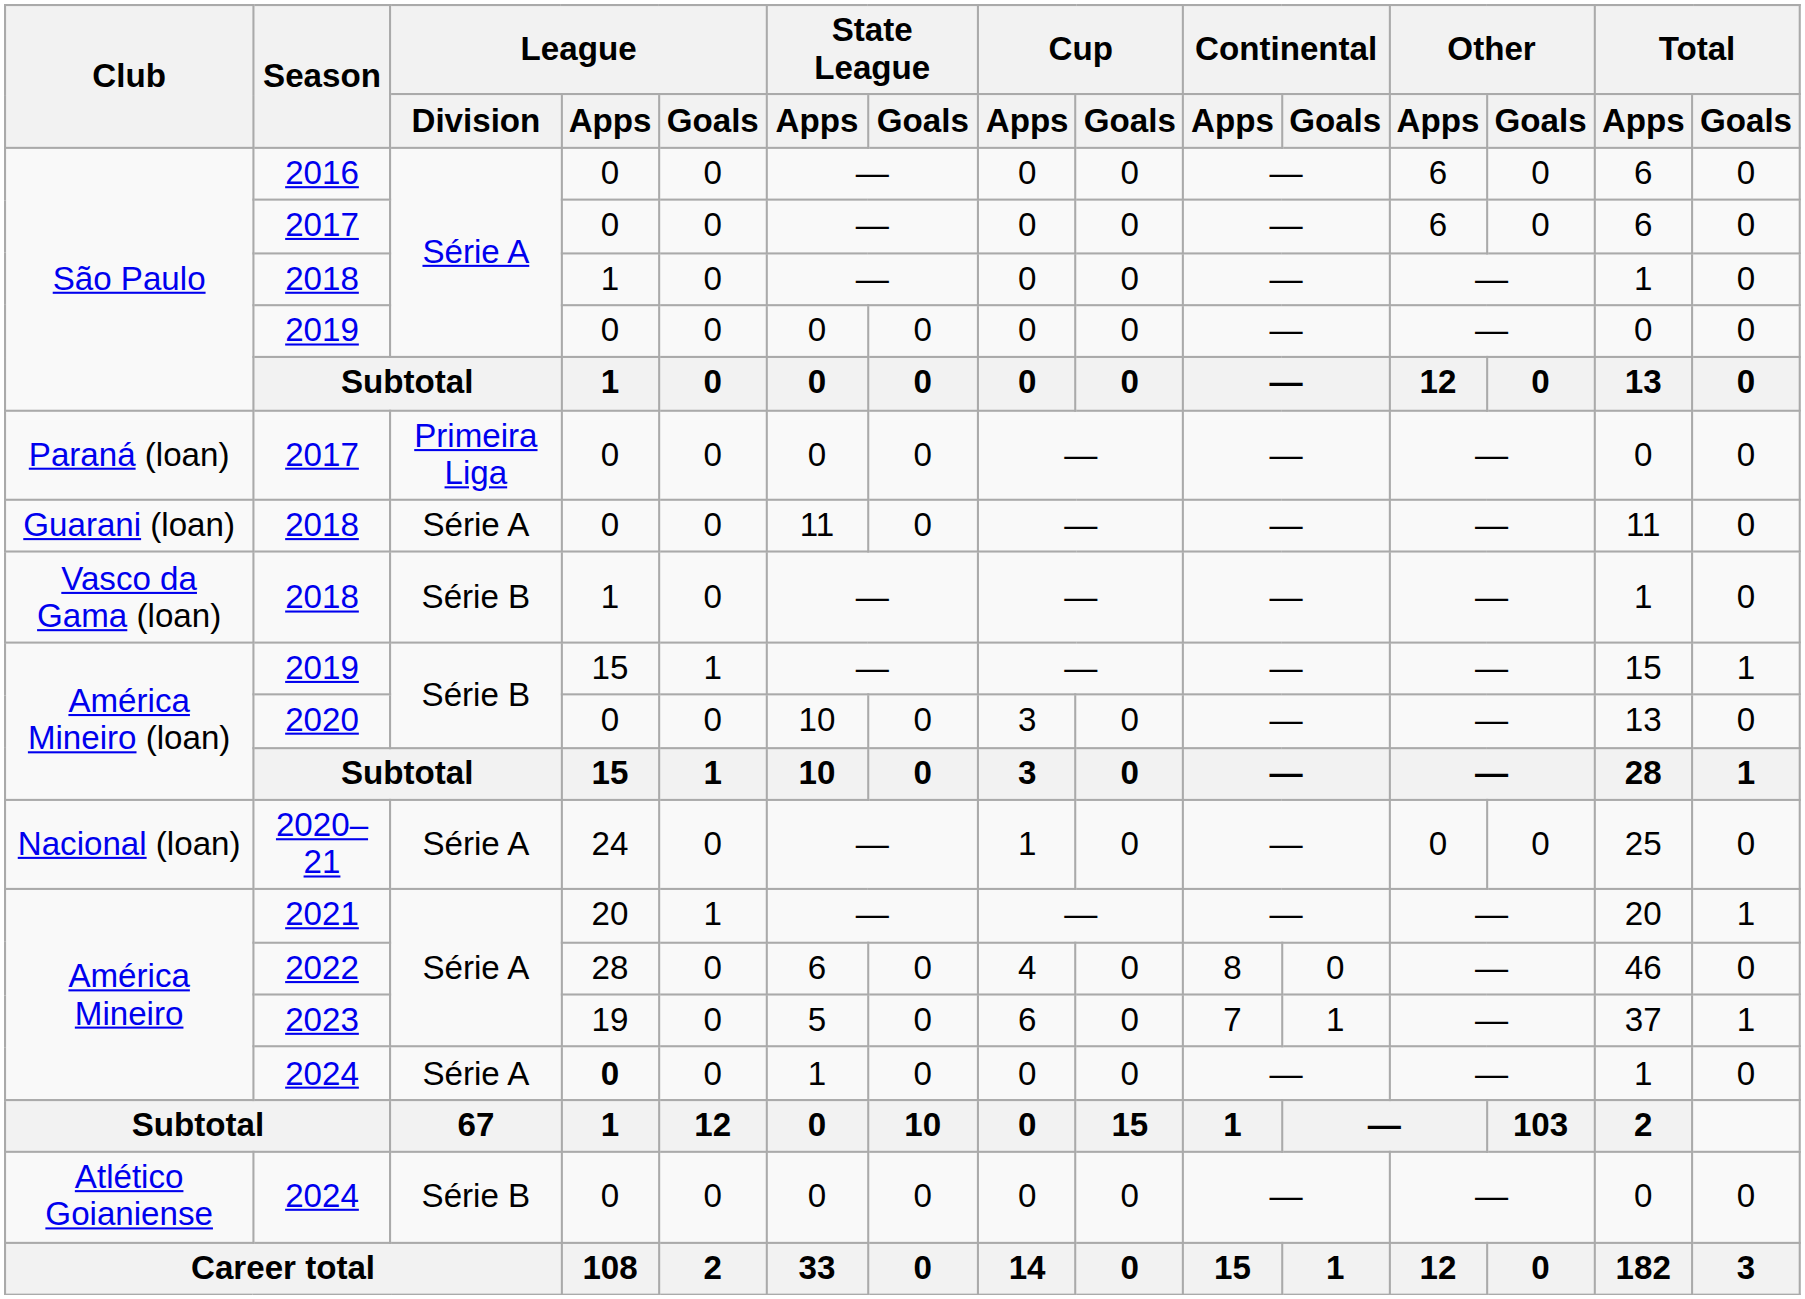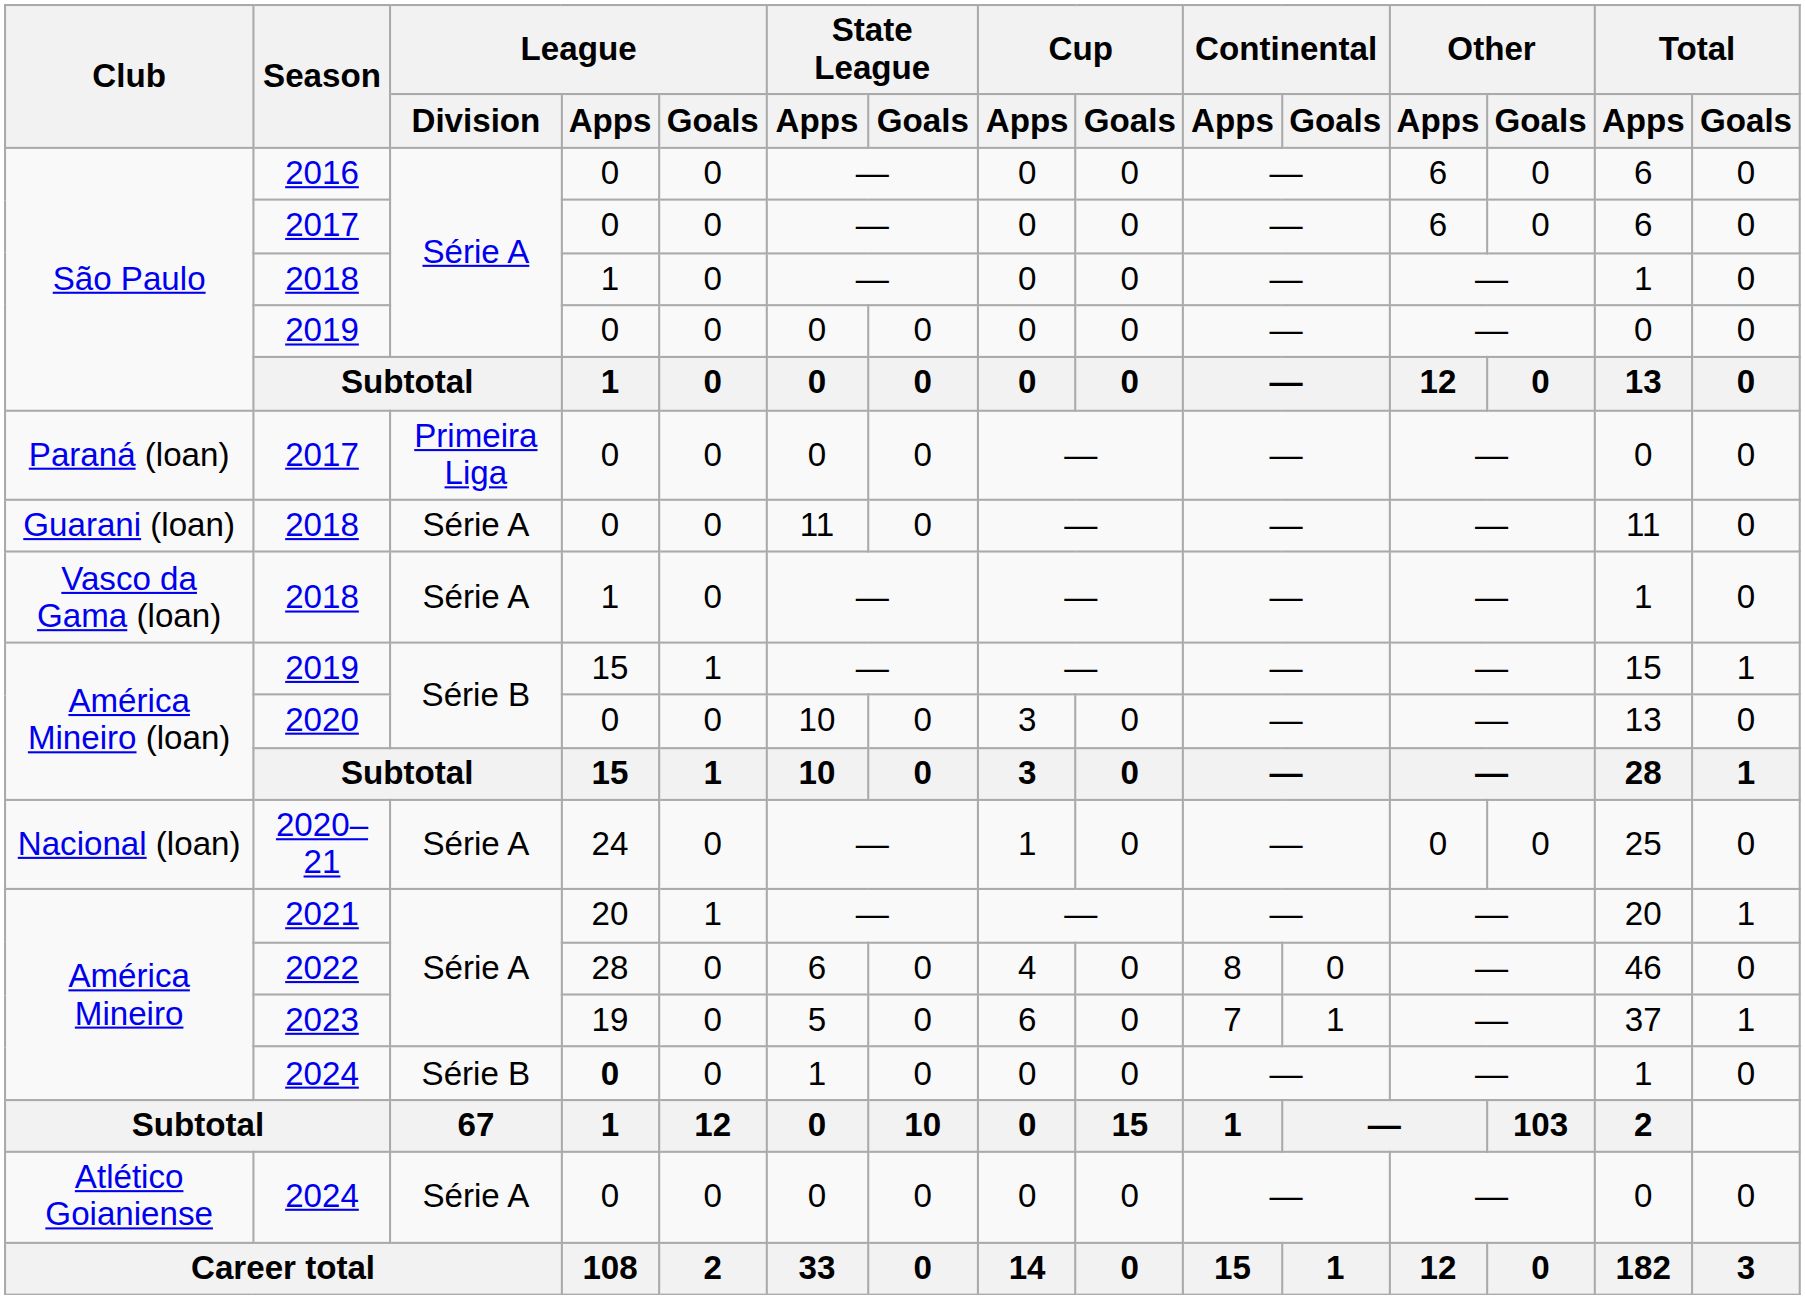(476, 596) Série B -> (476, 596) Série A
(476, 1072) Série A -> (476, 1072) Série B
(476, 1196) Série B -> (476, 1196) Série A
